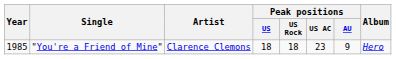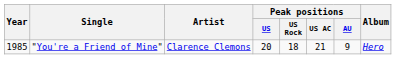(266, 47) 18 -> (266, 47) 20
(320, 47) 23 -> (320, 47) 21
